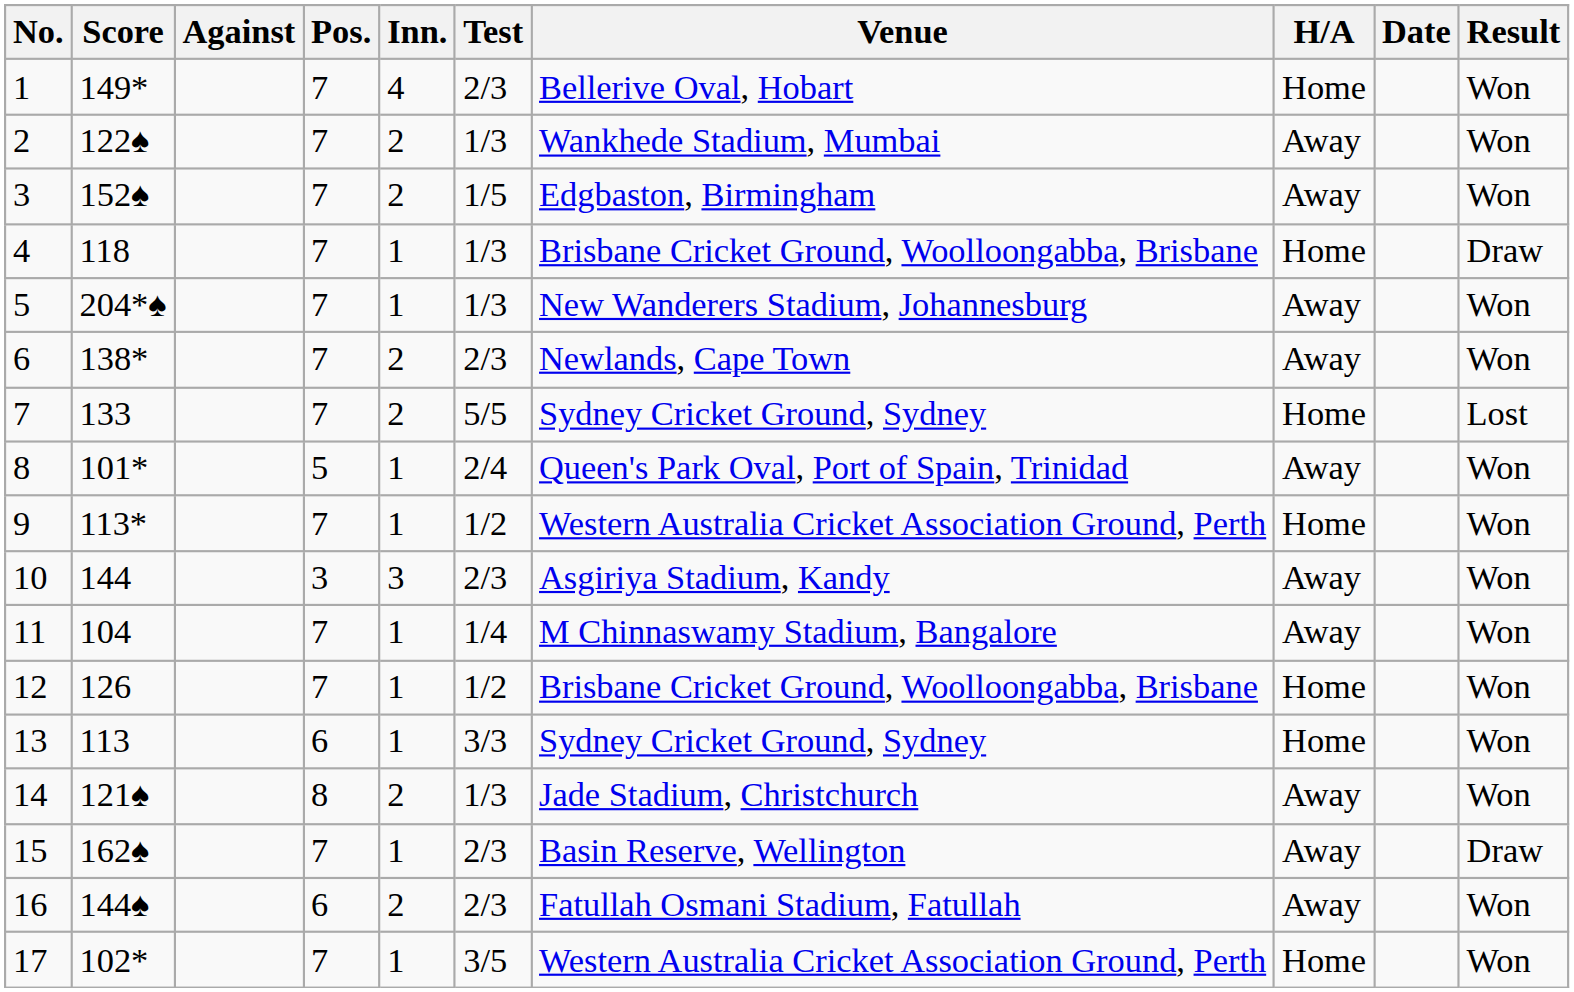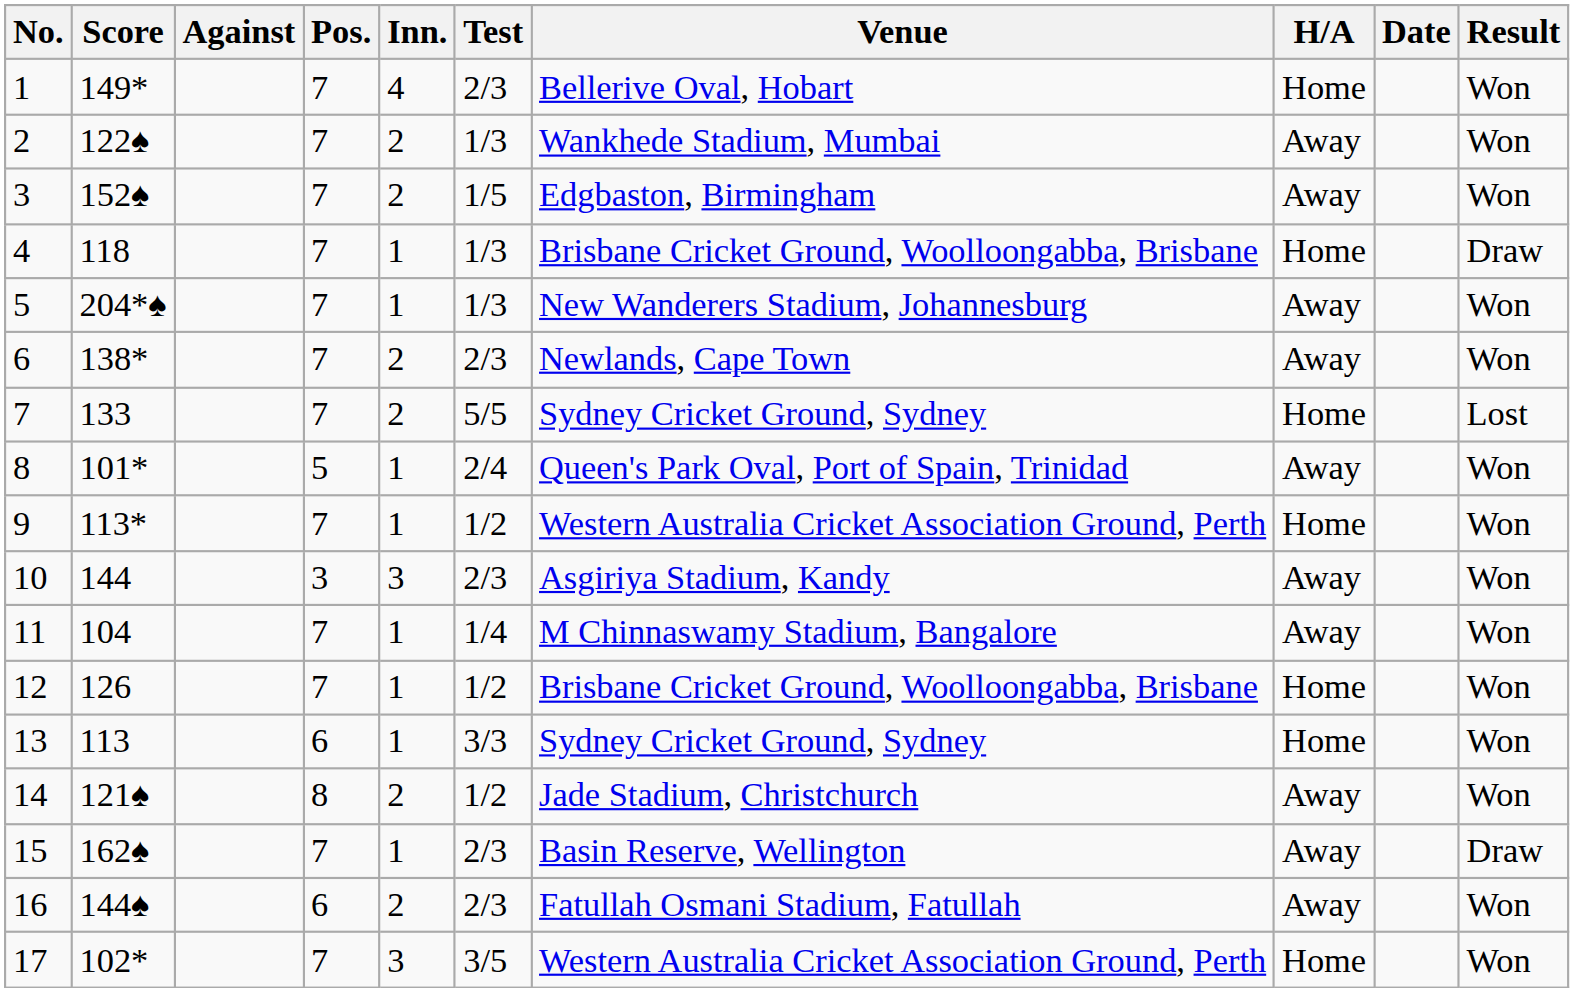(485, 795) 1/3 -> (485, 795) 1/2
(396, 959) 1 -> (396, 959) 3
